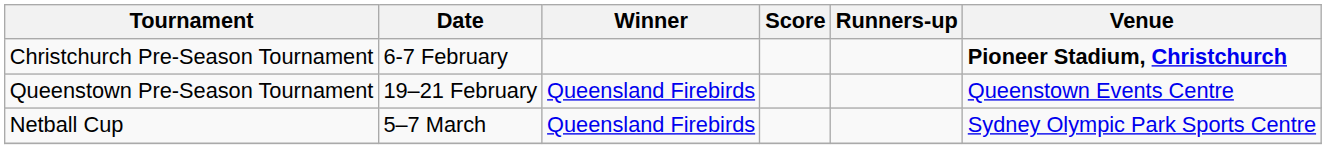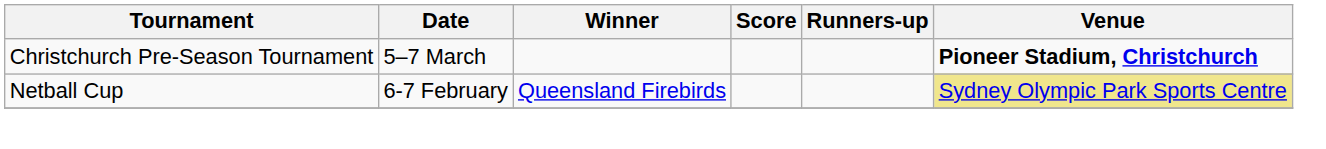(446, 56) 6-7 February -> (435, 56) 5–7 March
- row: (192, 90)
(435, 125) 5–7 March -> (446, 90) 6-7 February
(1142, 125) no background -> (1113, 90) khaki background
